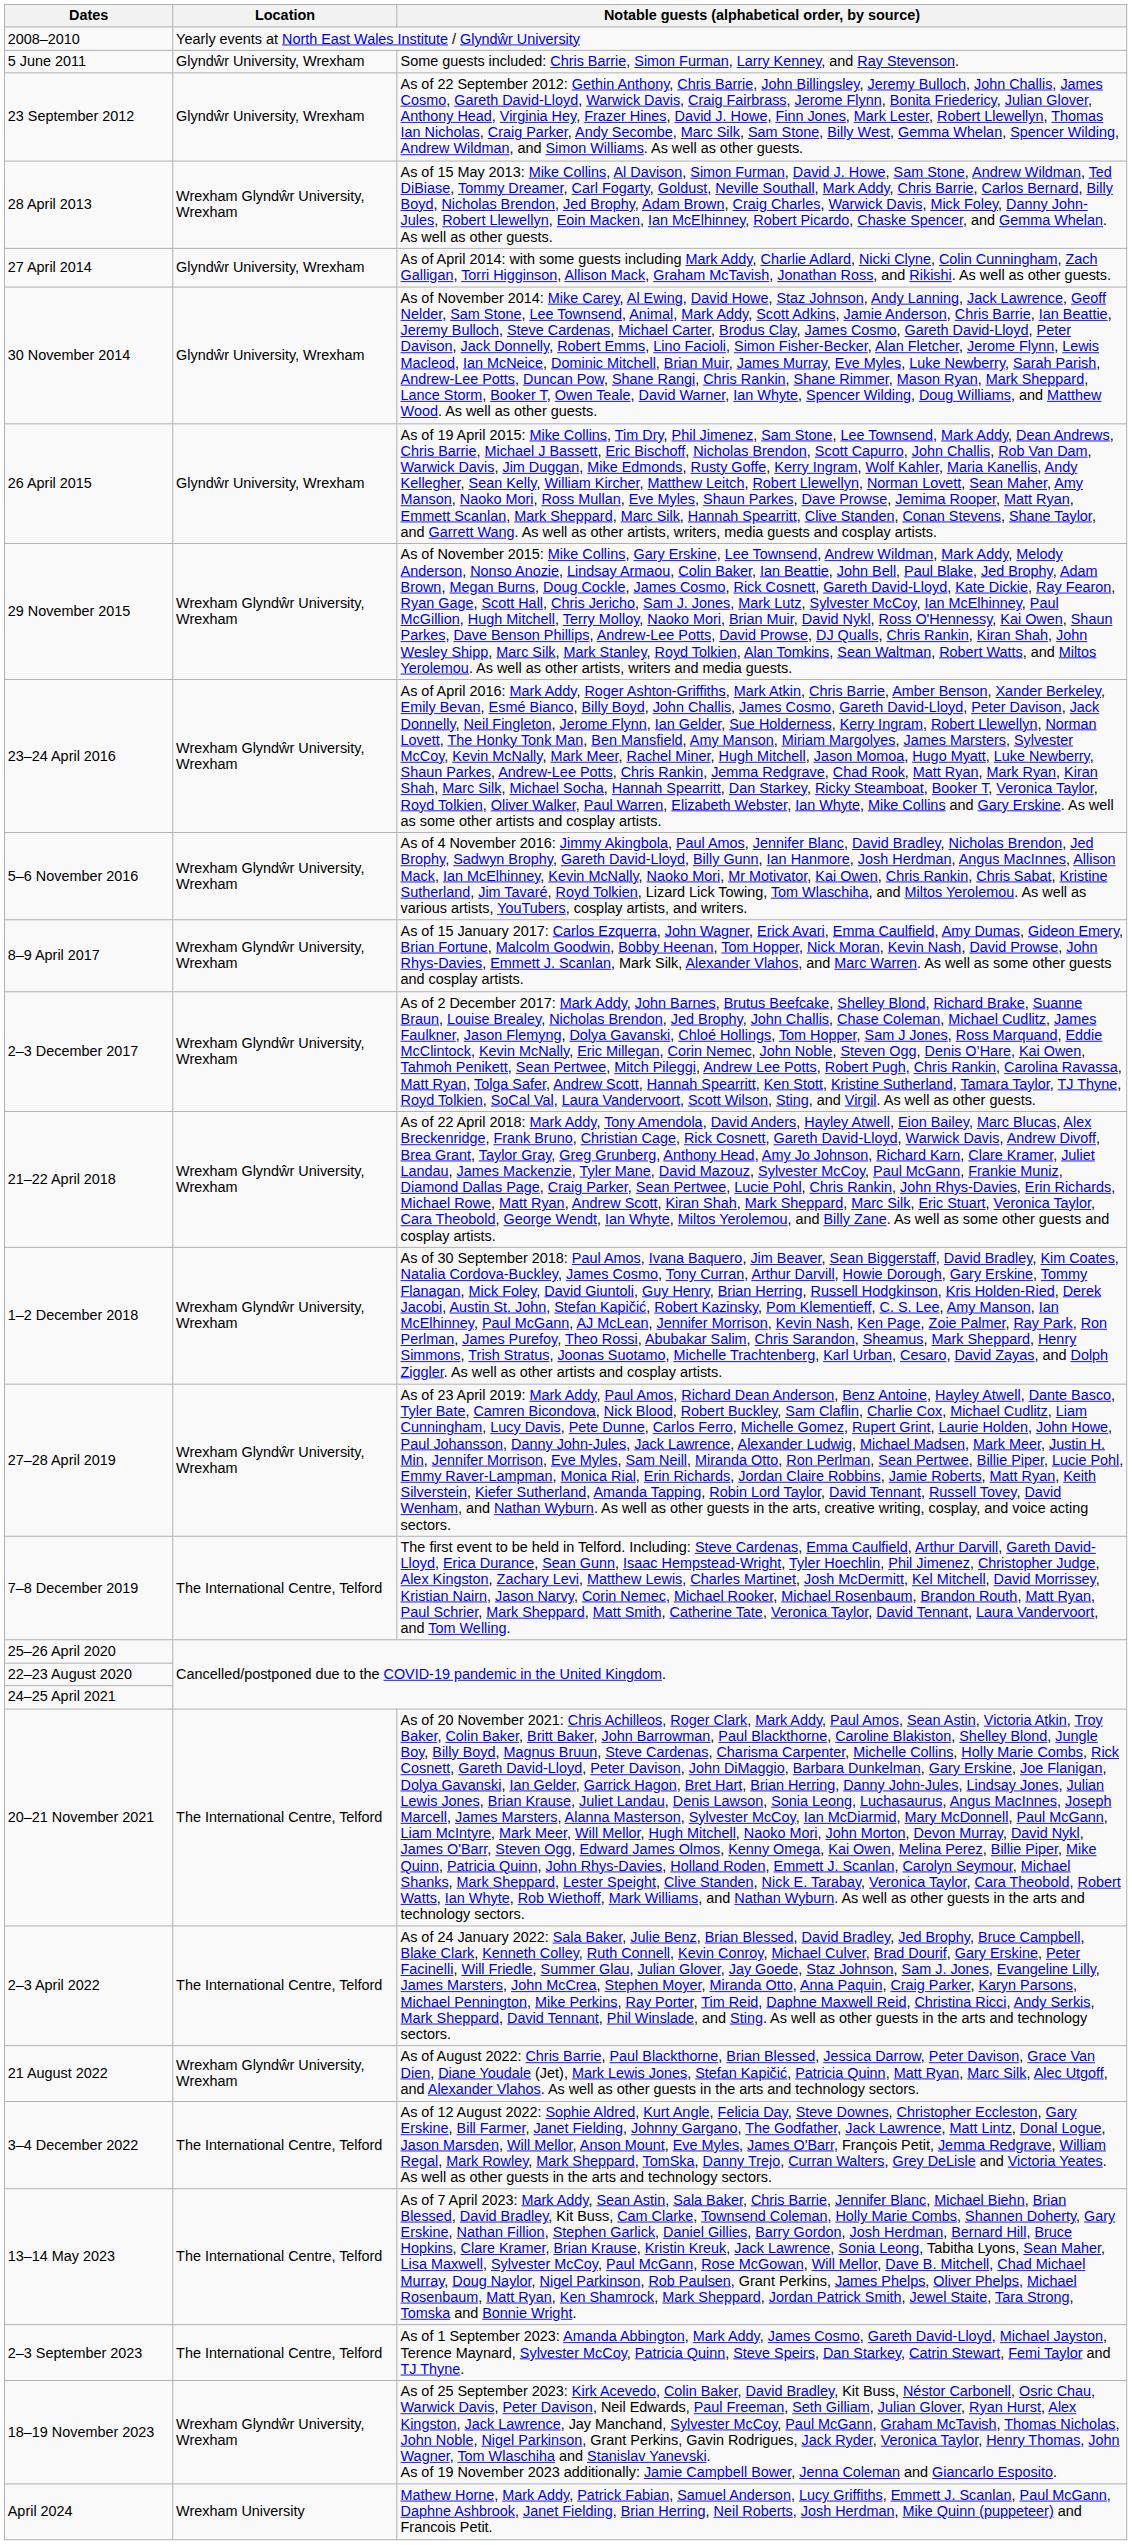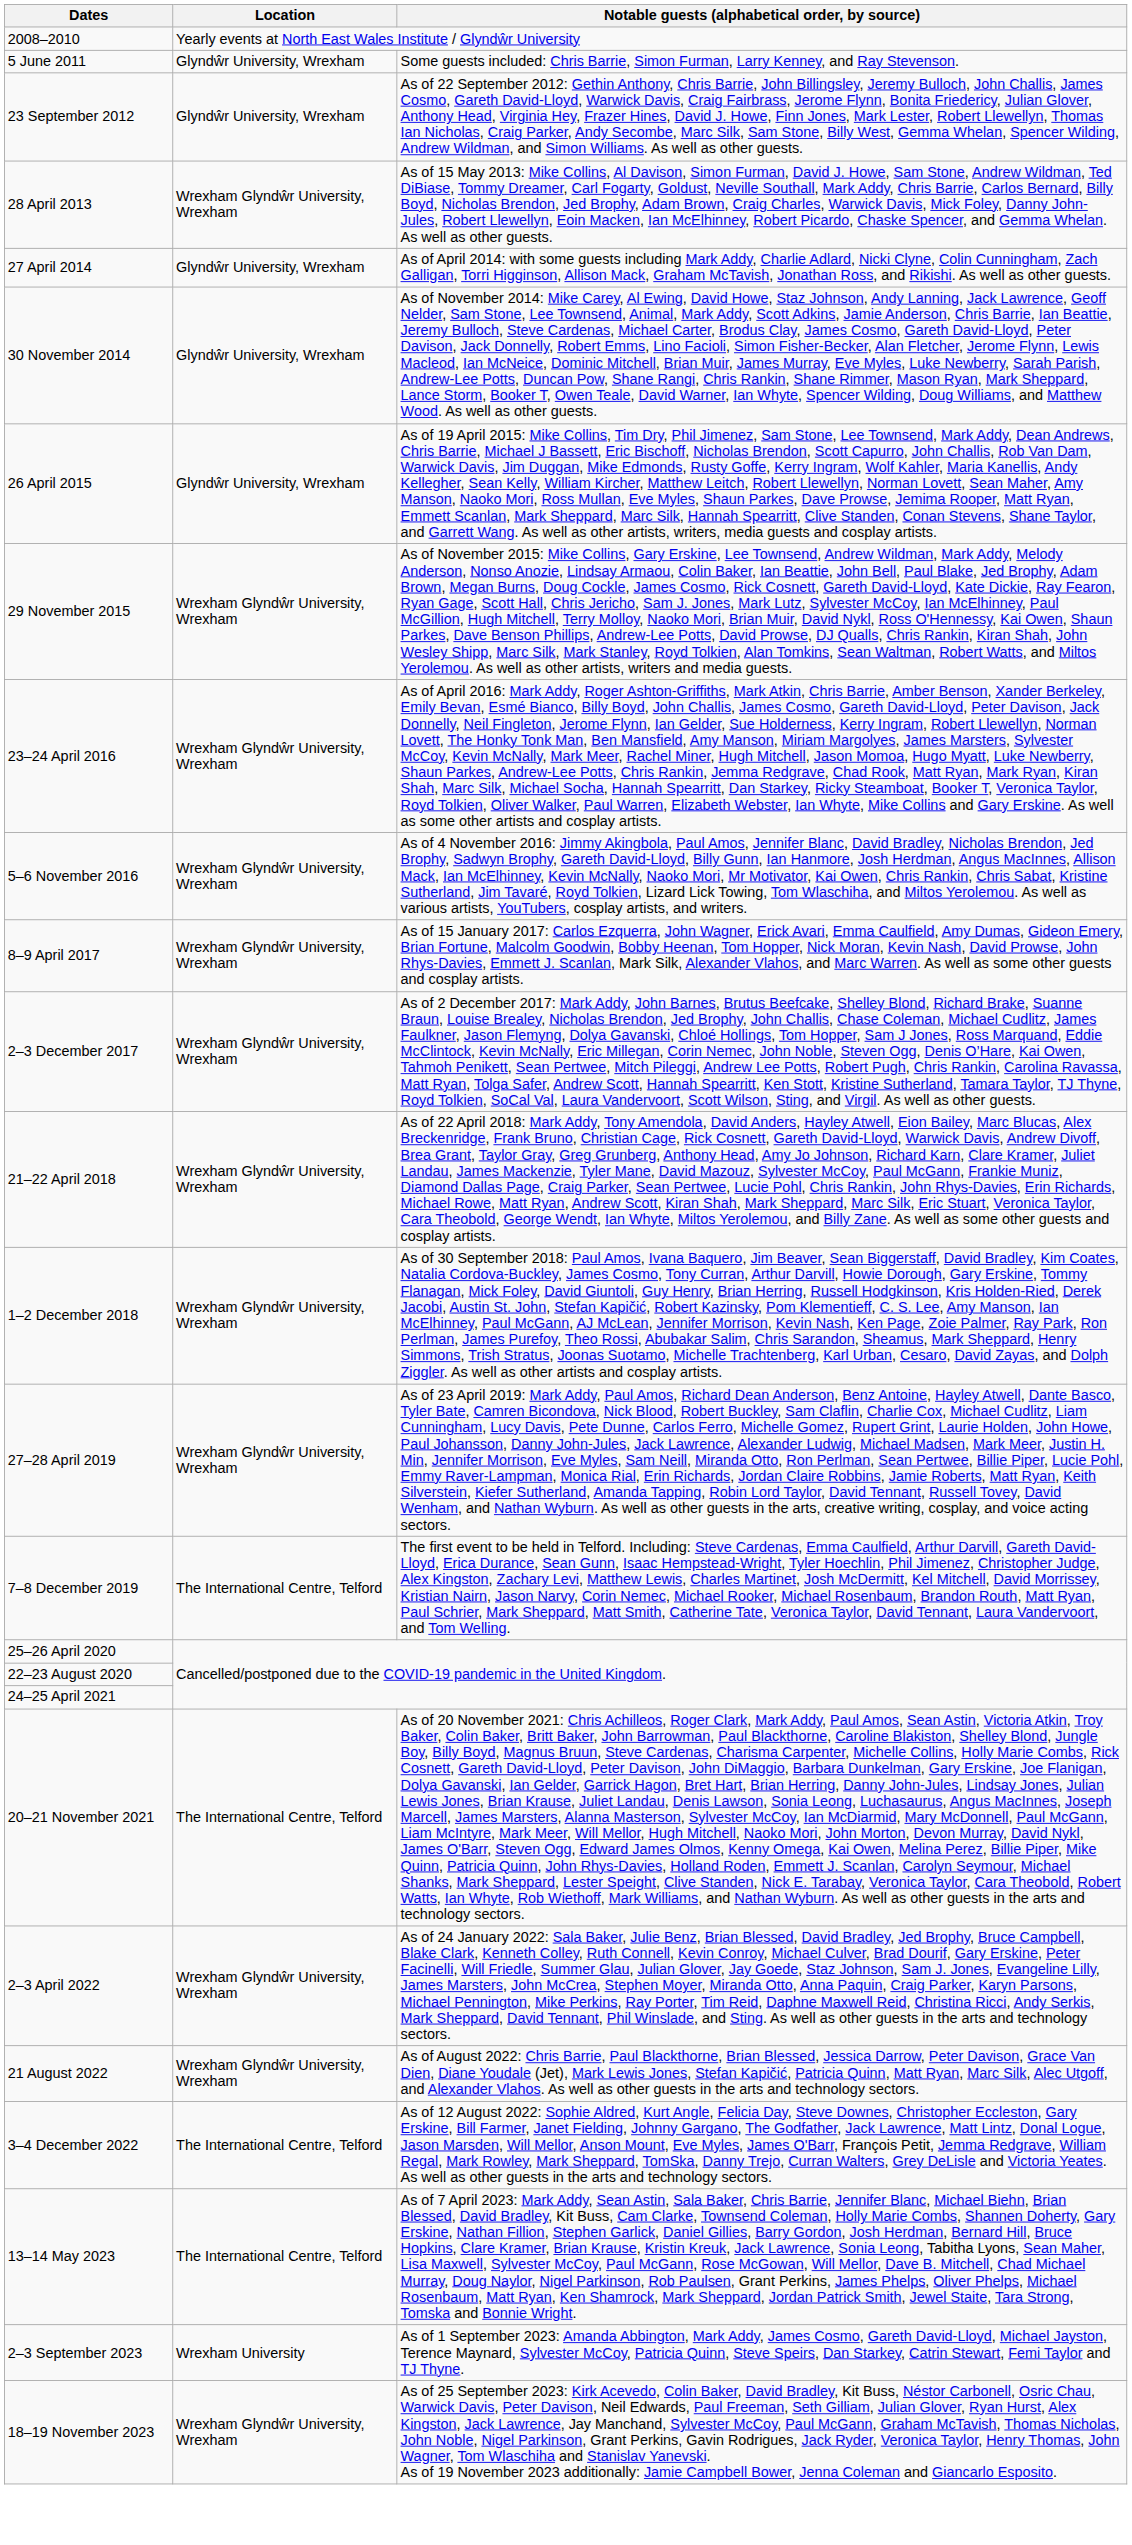(279, 1985) The International Centre, Telford -> (270, 1985) Wrexham Glyndŵr University, Wrexham
(279, 2352) The International Centre, Telford -> (240, 2352) Wrexham University
- row: (40, 2511)
